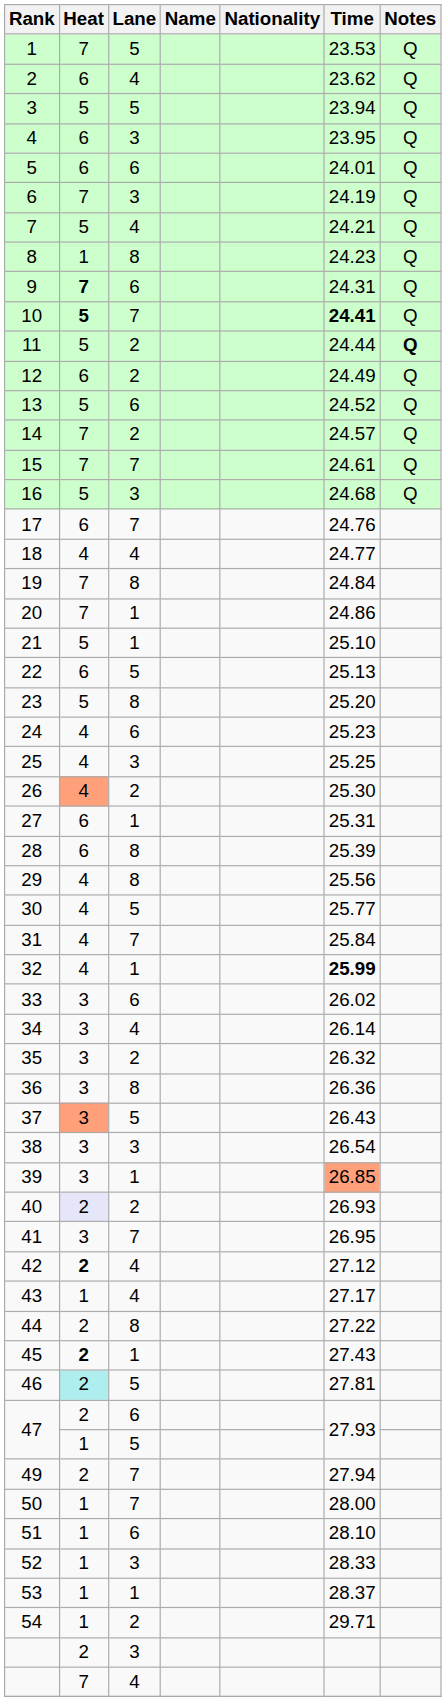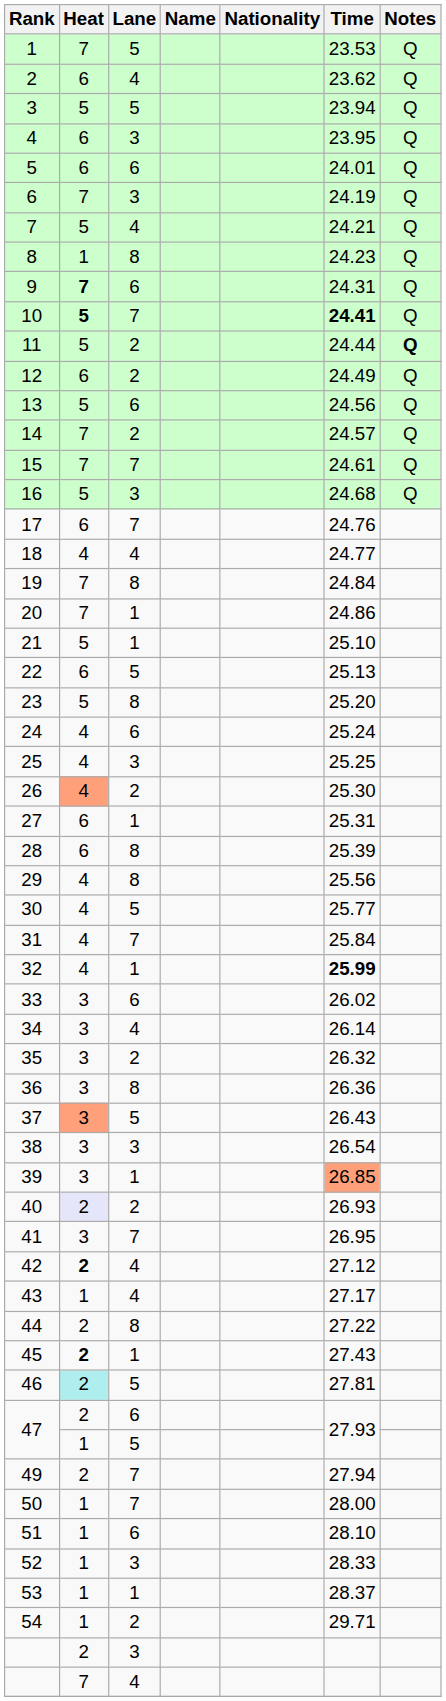(352, 405) 24.52 -> (352, 405) 24.56
(352, 731) 25.23 -> (352, 731) 25.24
